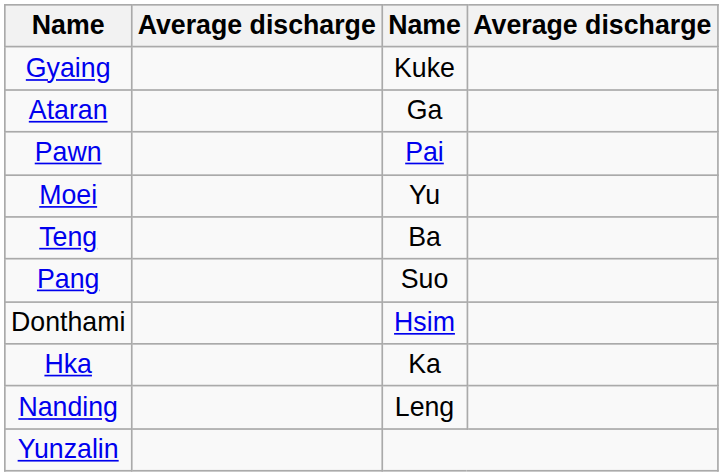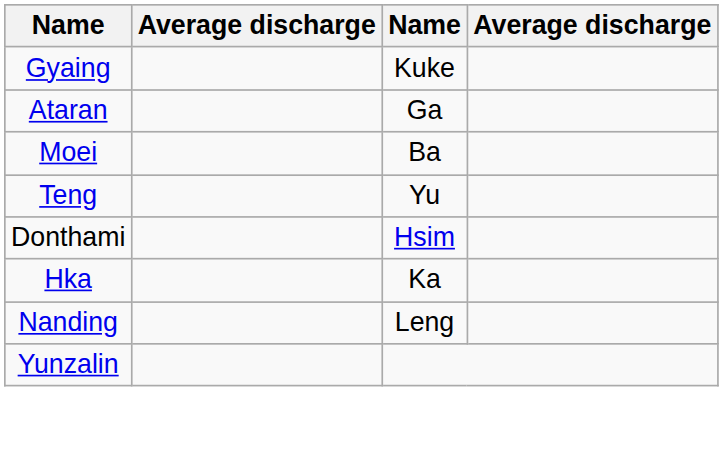- row: (68, 152)
(425, 195) Yu -> (425, 152) Ba
(425, 237) Ba -> (425, 195) Yu
- row: (68, 279)
